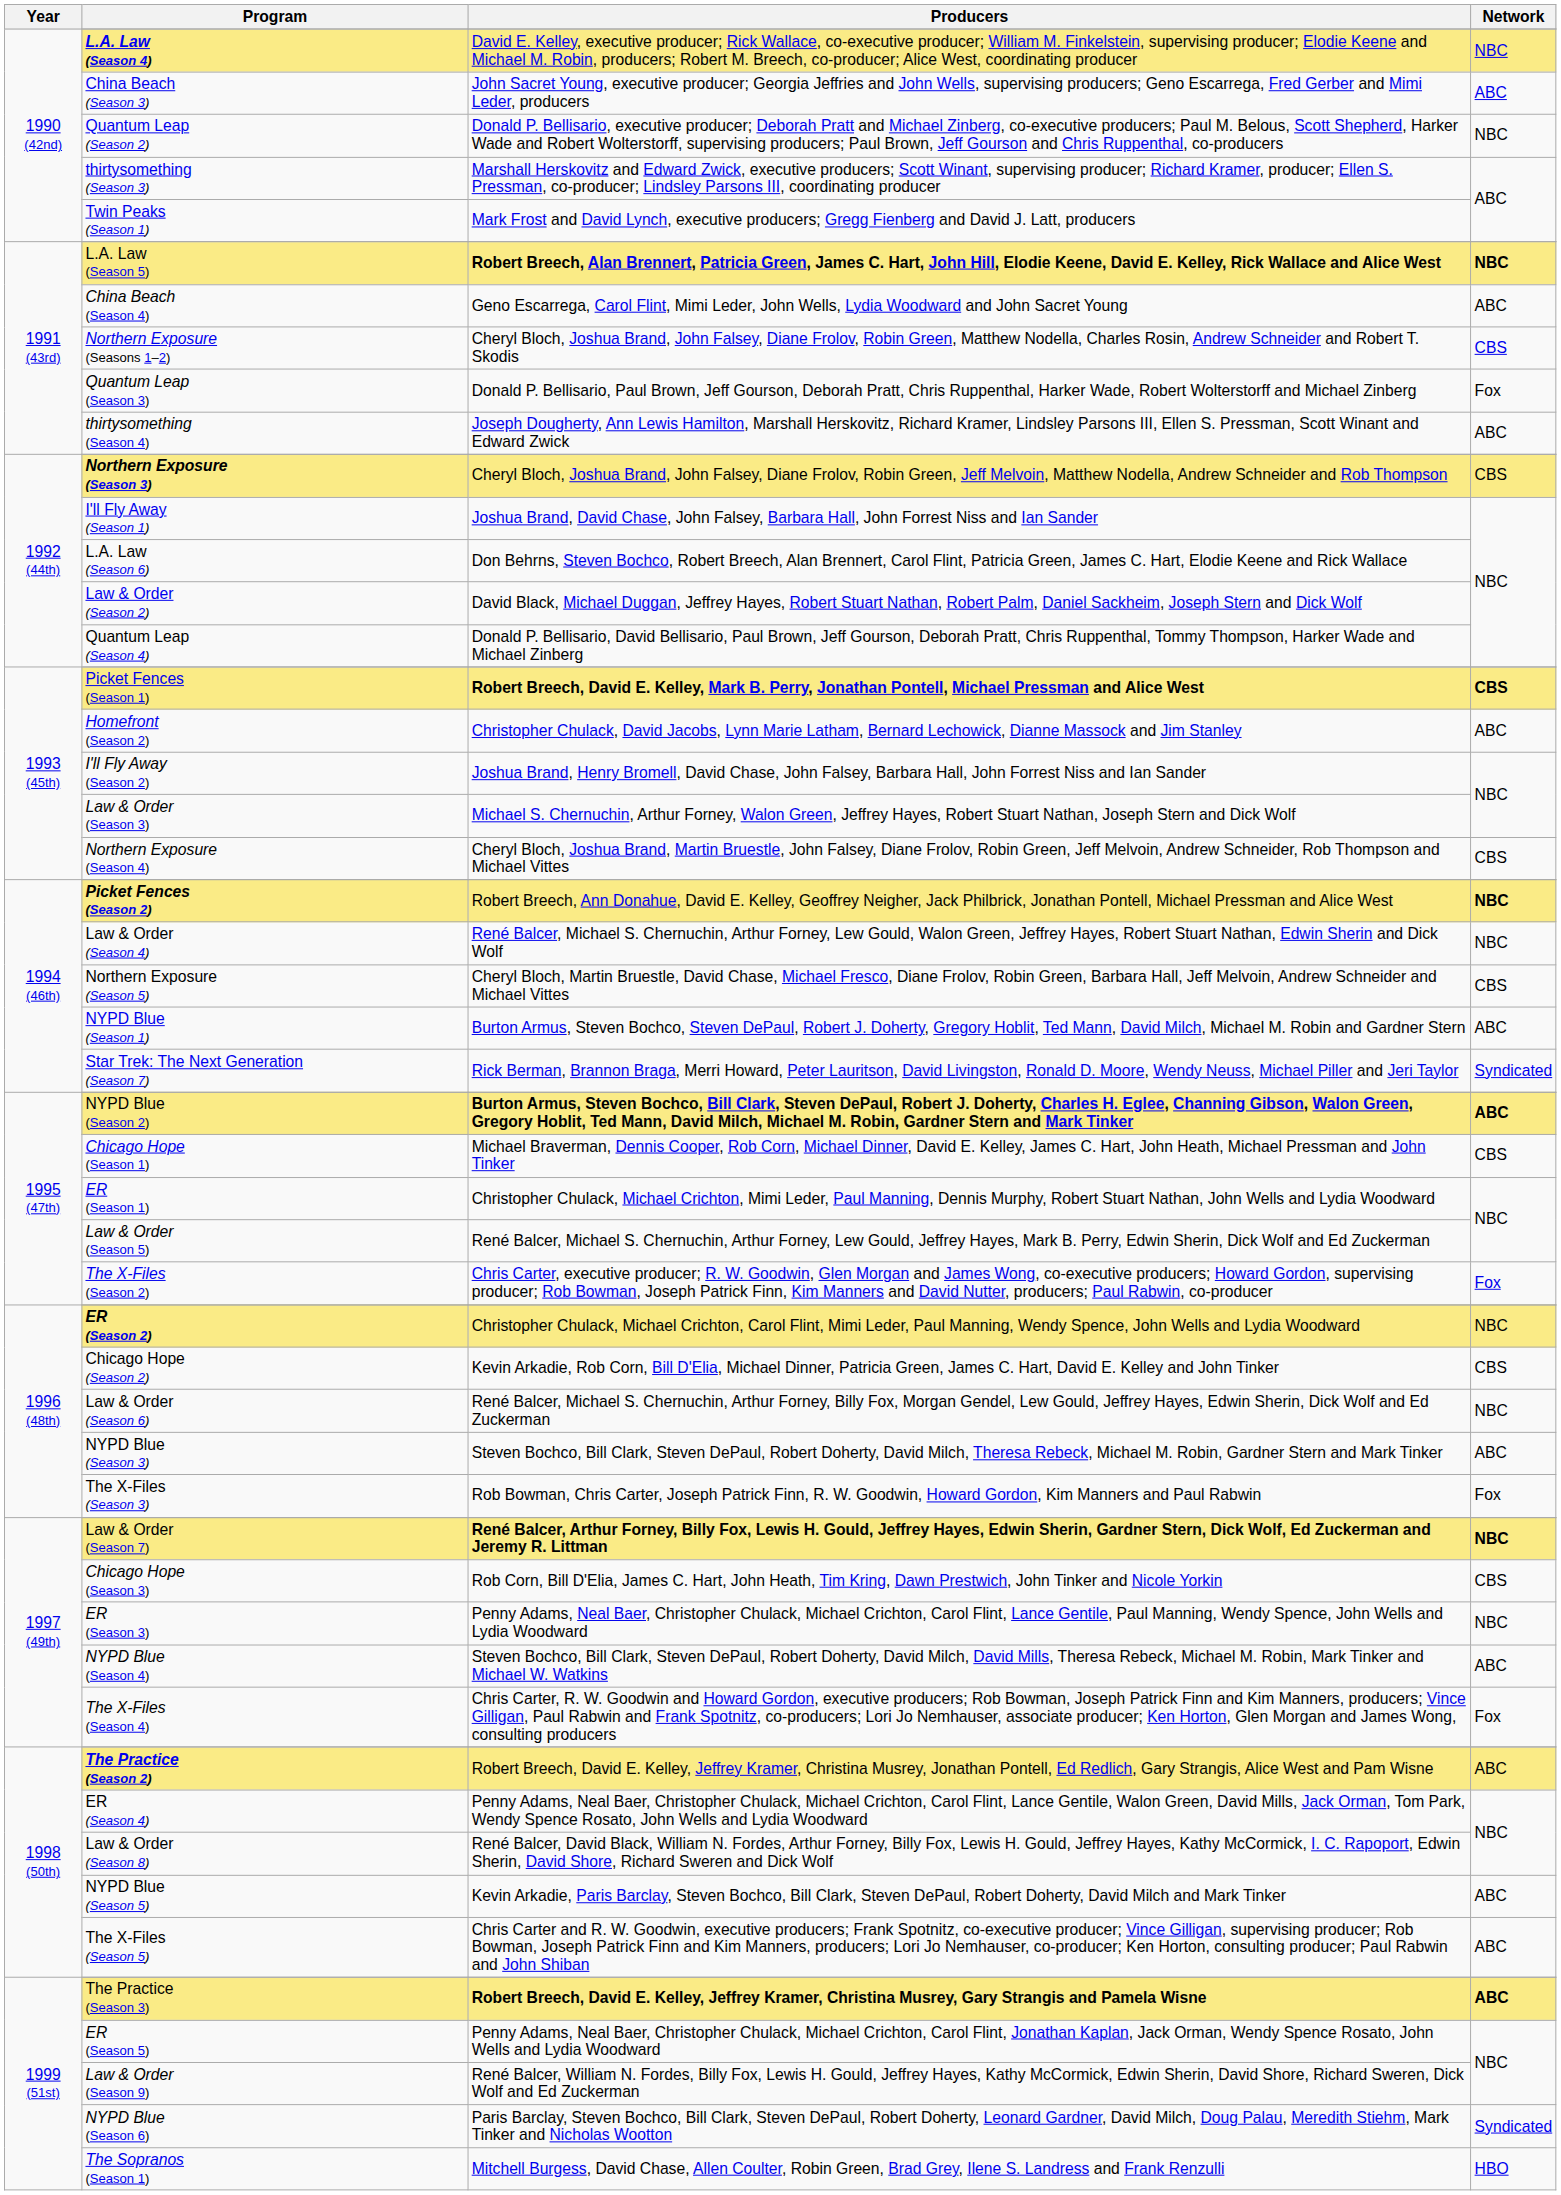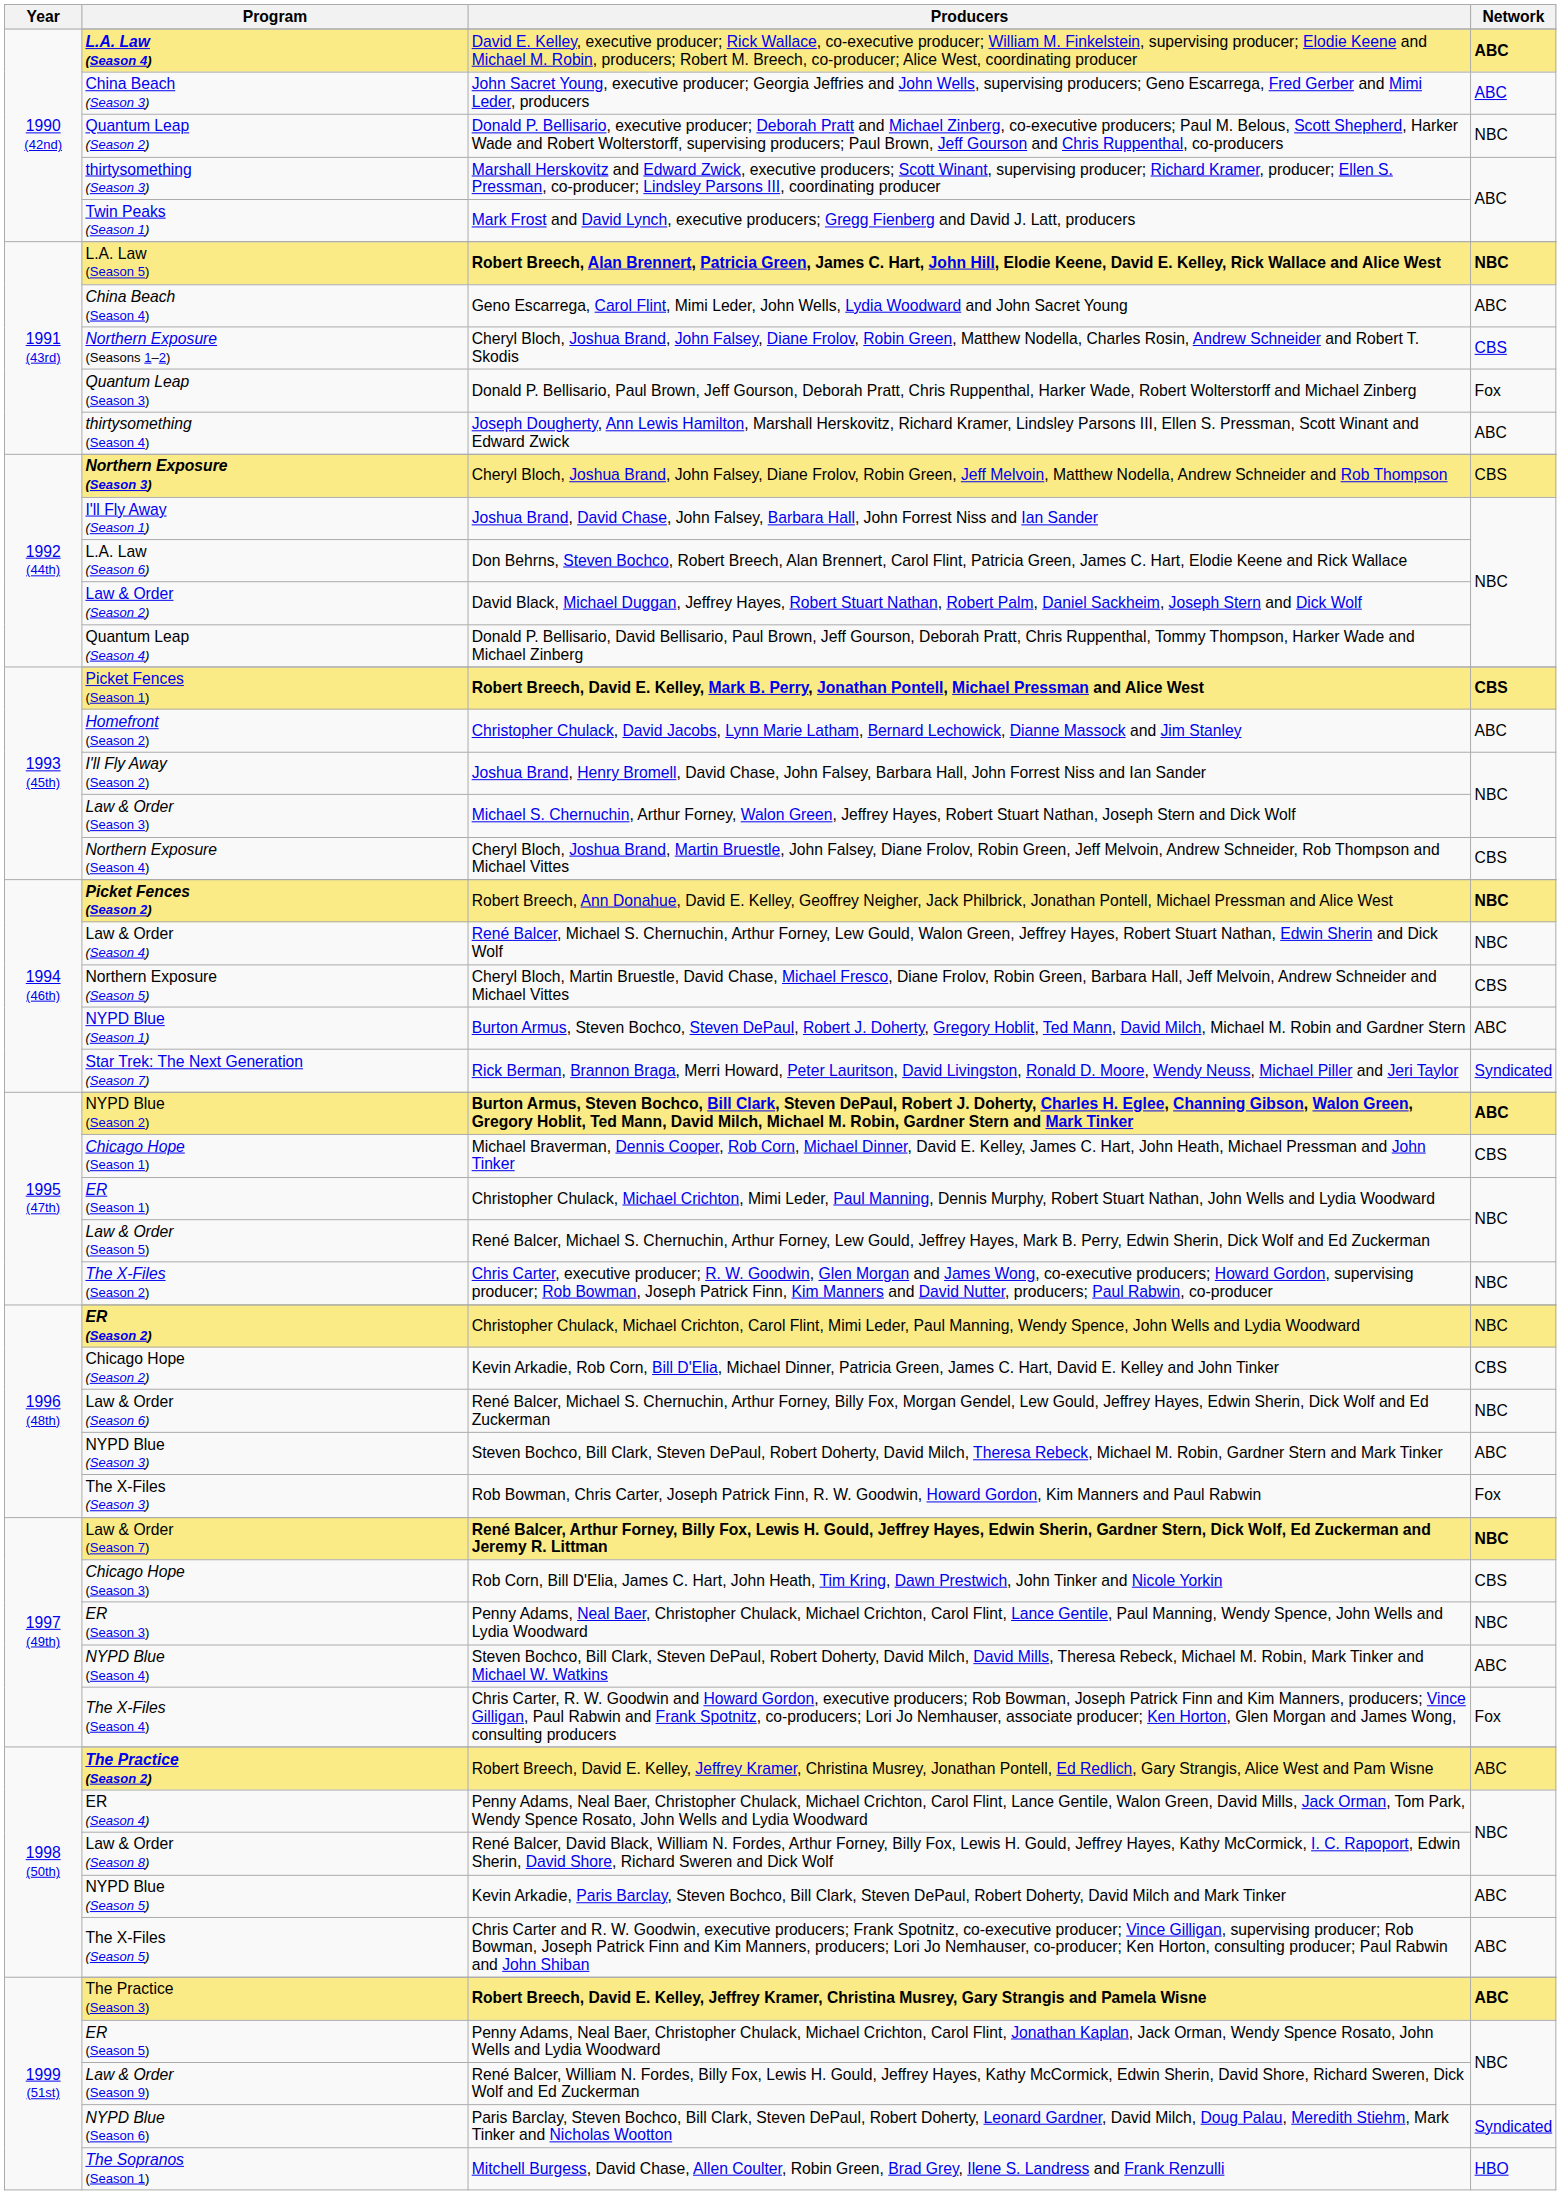(1491, 50) NBC -> (1492, 50) ABC
(1488, 1283) Fox -> (1491, 1283) NBC
